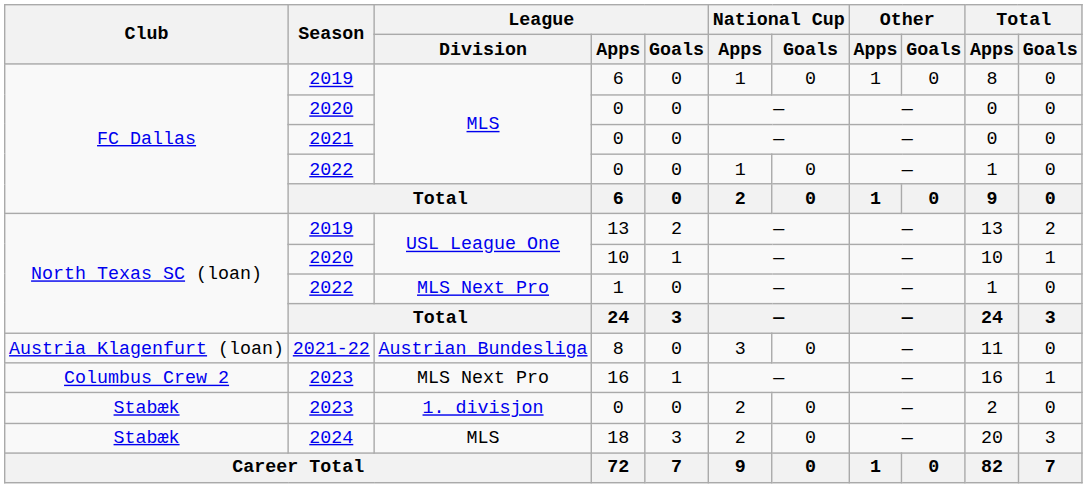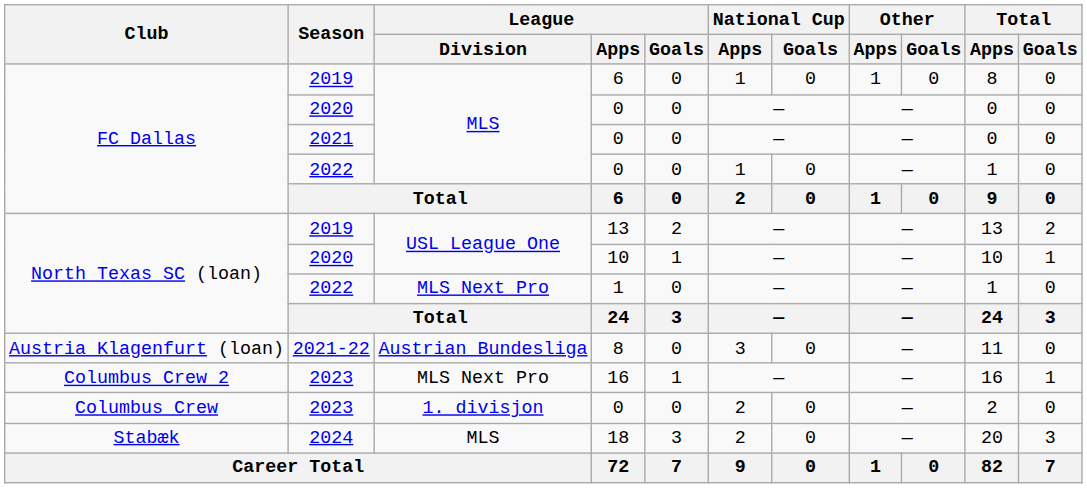(147, 408) Stabæk -> (147, 408) Columbus Crew
